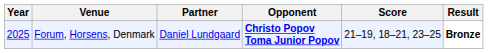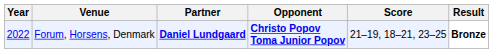(18, 35) 2025 -> (18, 35) 2022
(200, 35) normal -> (203, 35) bold
